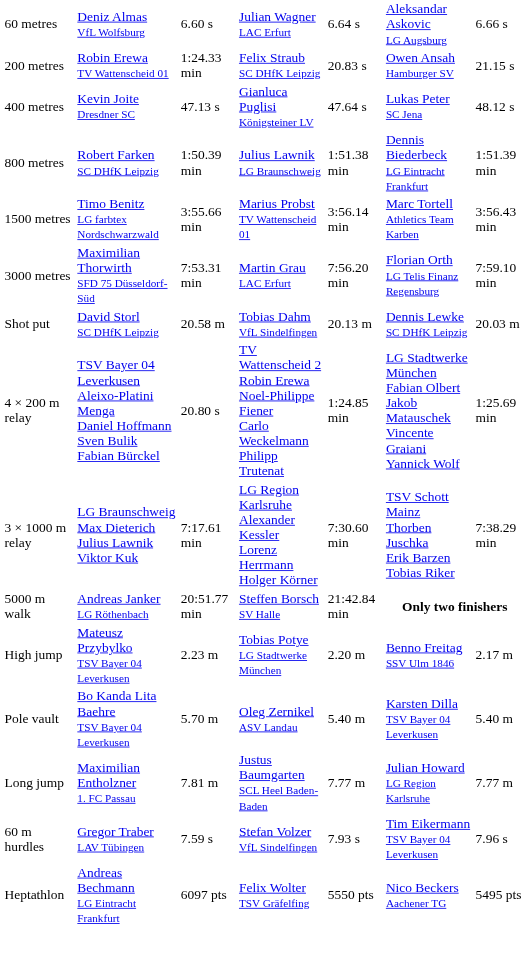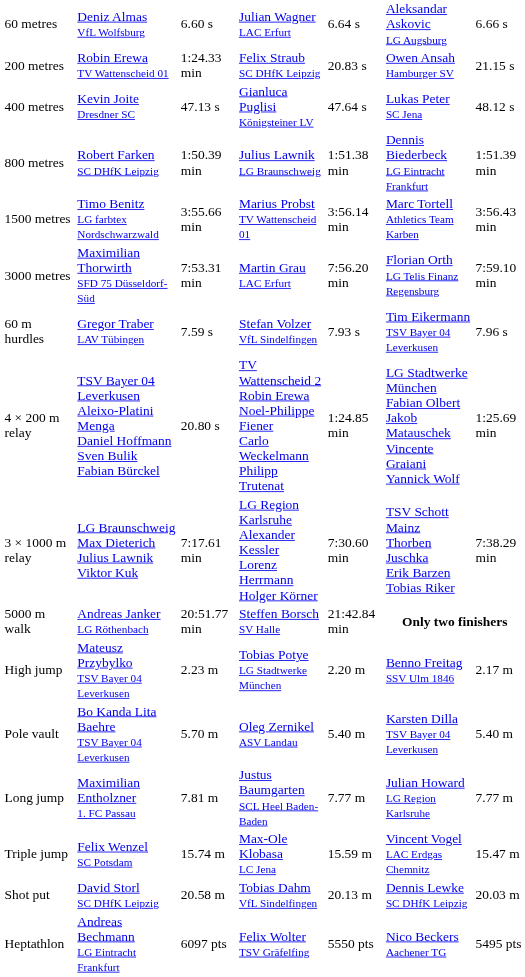rows swapped: (24, 839) <-> (27, 324)
+ row: (36, 854)
